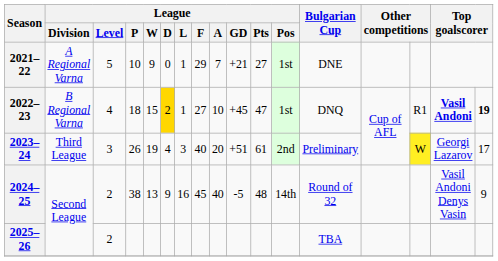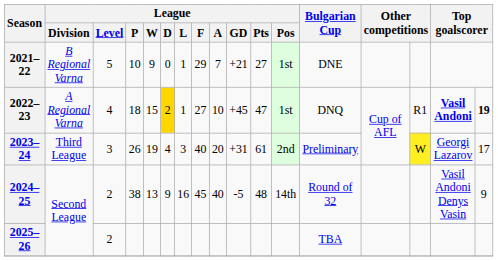(69, 64) A Regional Varna -> (69, 64) B Regional Varna
(69, 110) B Regional Varna -> (69, 110) A Regional Varna
(238, 148) +51 -> (238, 148) +31
